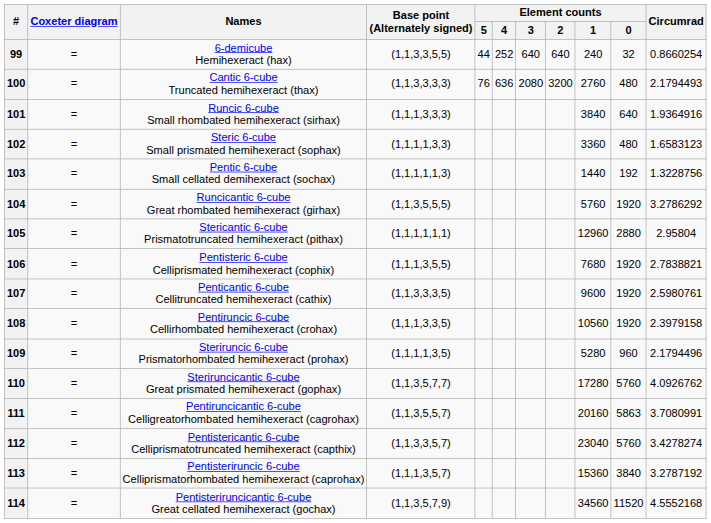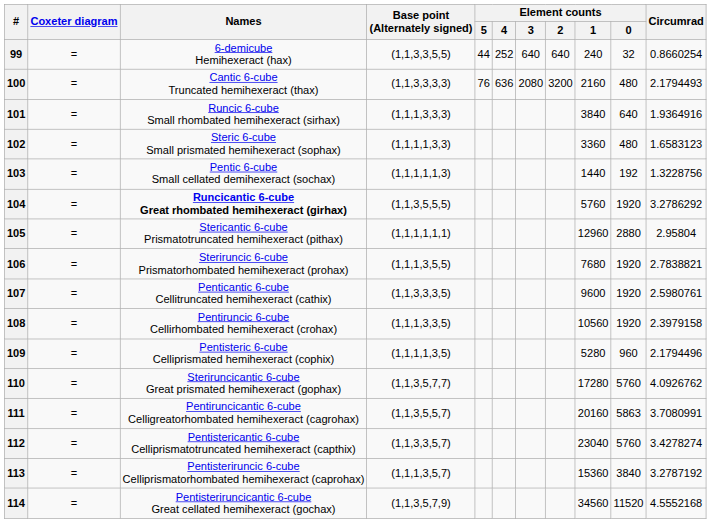(593, 84) 2760 -> (593, 84) 2160
(243, 204) normal -> (243, 204) bold
(243, 263) Pentisteric 6-cube Celliprismated hemihexeract (cophix) -> (243, 263) Steriruncic 6-cube Prismatorhombated hemihexeract (prohax)
(243, 353) Steriruncic 6-cube Prismatorhombated hemihexeract (prohax) -> (243, 353) Pentisteric 6-cube Celliprismated hemihexeract (cophix)
